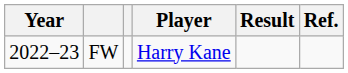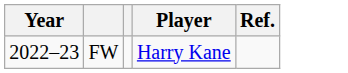- column: (267, 20)
